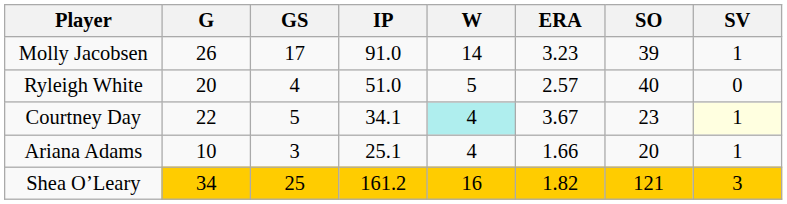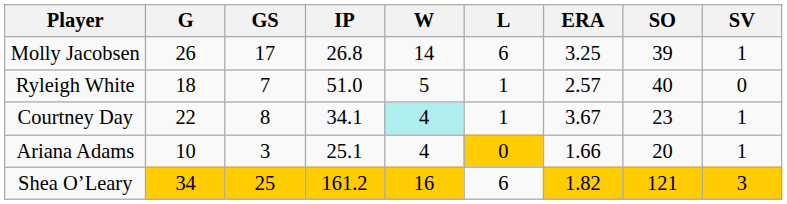+ column: (503, 20)
(383, 53) 91.0 -> (345, 53) 26.8
(560, 53) 3.23 -> (583, 53) 3.25
(206, 85) 20 -> (186, 85) 18
(295, 85) 4 -> (265, 85) 7
(295, 118) 5 -> (265, 118) 8
(737, 118) lightyellow background -> (742, 118) no background
